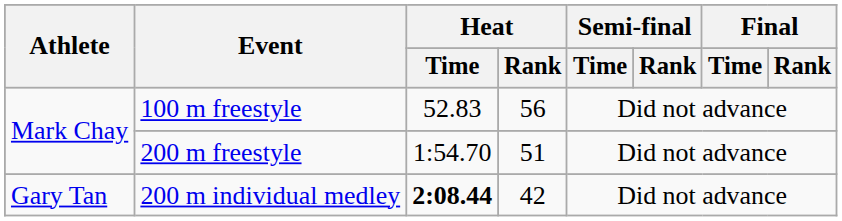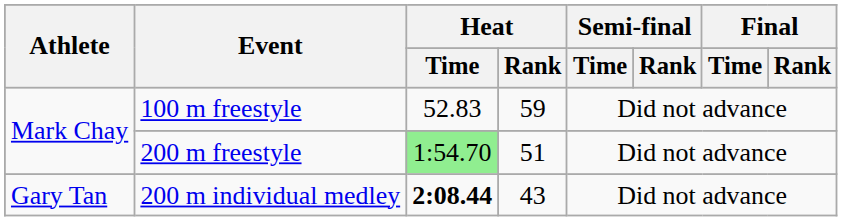(533, 109) 56 -> (533, 109) 59
(452, 152) no background -> (452, 152) lightgreen background
(533, 194) 42 -> (533, 194) 43
